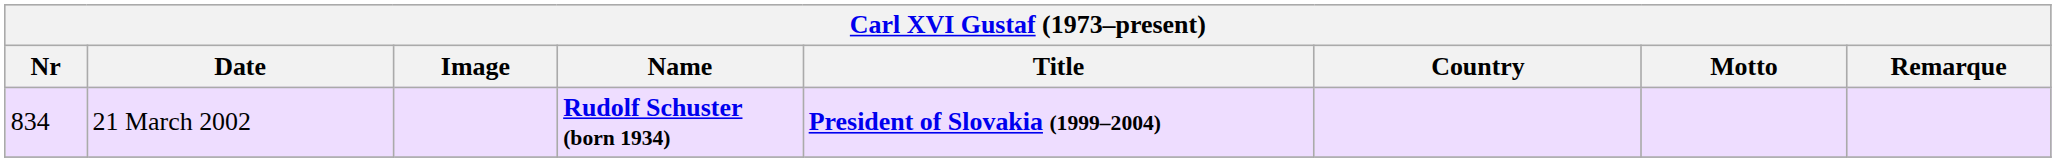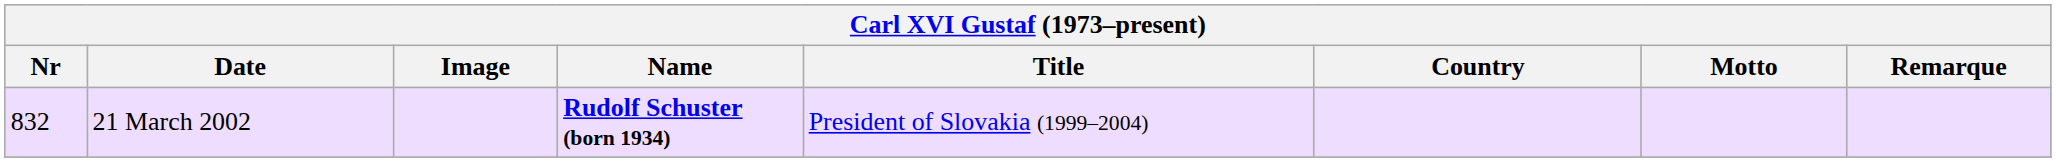(30, 121) 834 -> (30, 121) 832
(985, 121) bold -> (979, 121) normal
